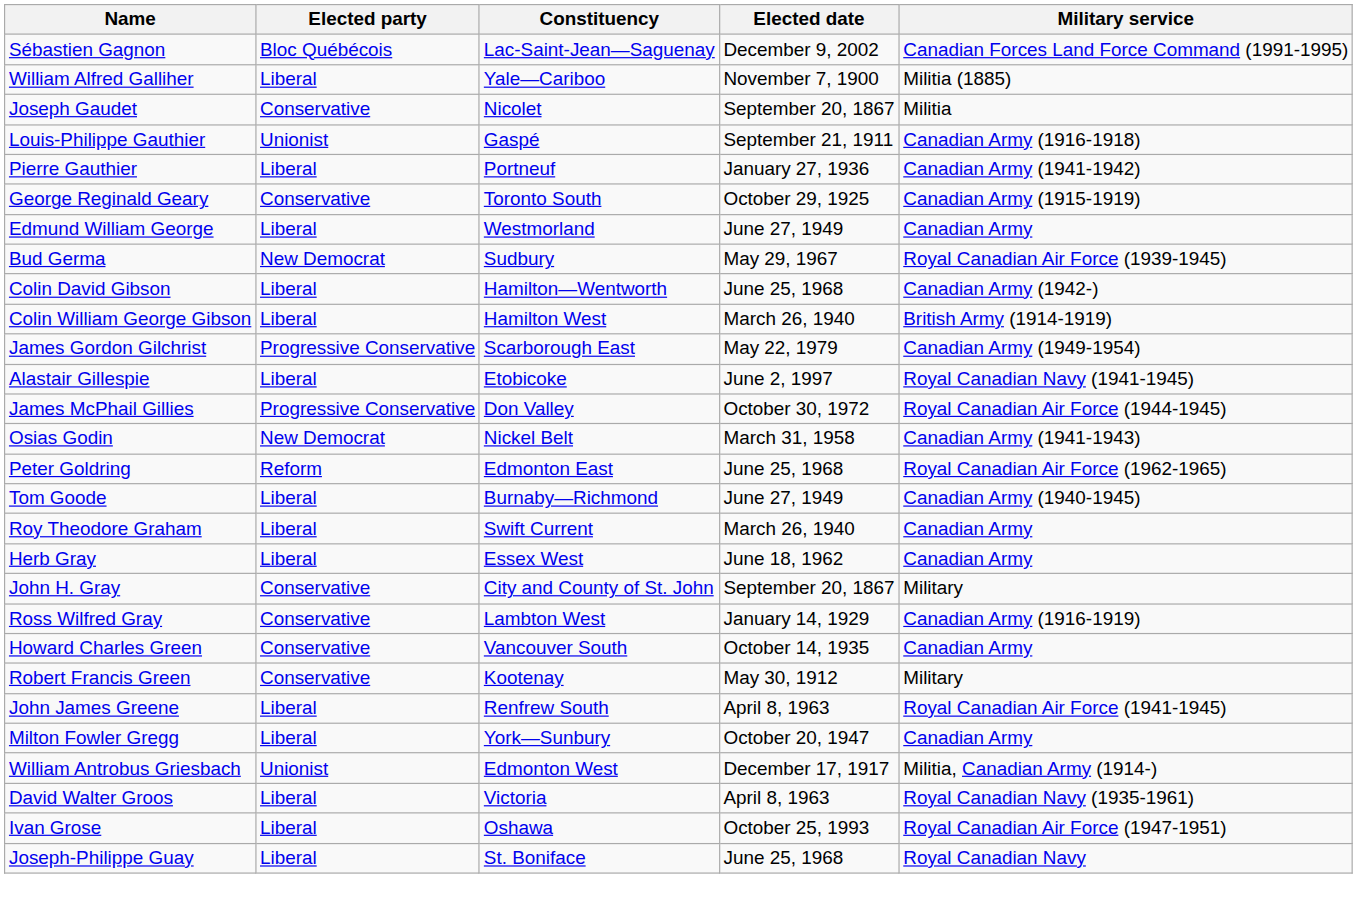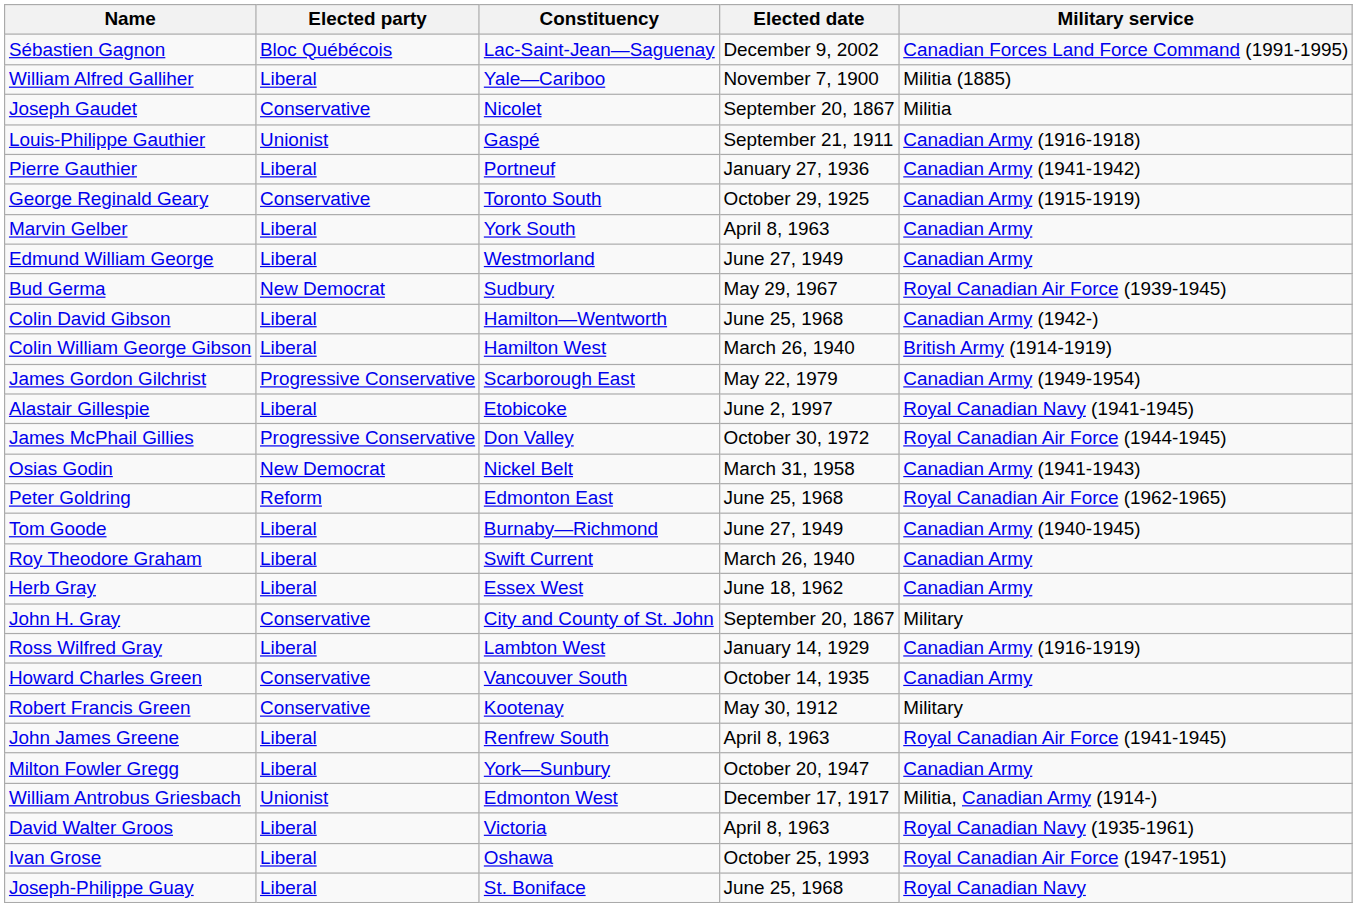+ row: (68, 229)
(315, 618) Conservative -> (288, 648) Liberal
